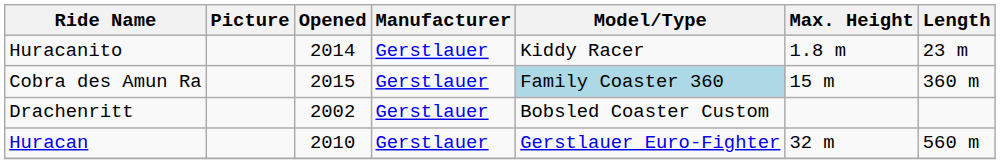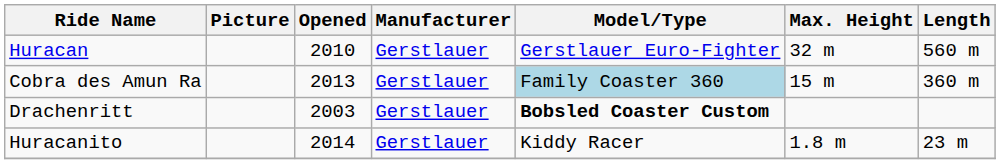rows swapped: (49, 143) <-> (66, 51)
(333, 82) 2015 -> (333, 82) 2013
(333, 112) 2002 -> (333, 112) 2003
(645, 112) normal -> (645, 112) bold
